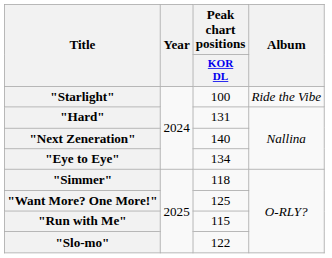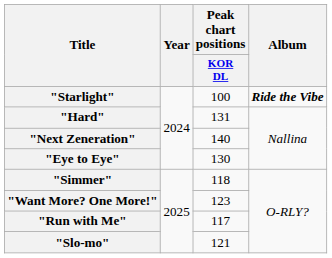(286, 96) normal -> (287, 96) bold
(221, 159) 134 -> (221, 159) 130
(221, 200) 125 -> (221, 200) 123
(221, 221) 115 -> (221, 221) 117
(221, 242) 122 -> (221, 242) 121
